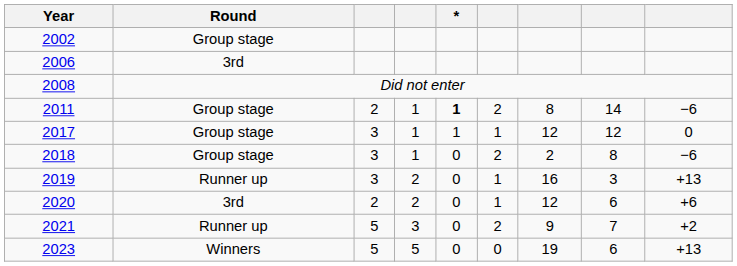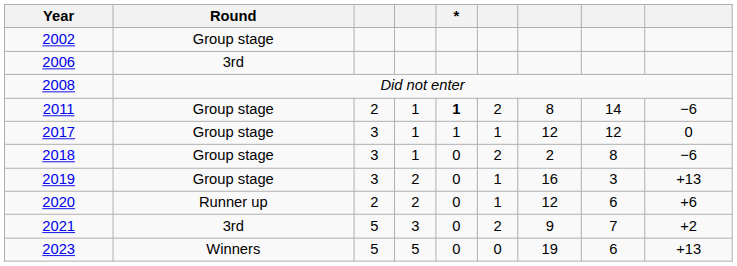(233, 179) Runner up -> (233, 179) Group stage
(233, 202) 3rd -> (233, 202) Runner up
(233, 226) Runner up -> (233, 226) 3rd
